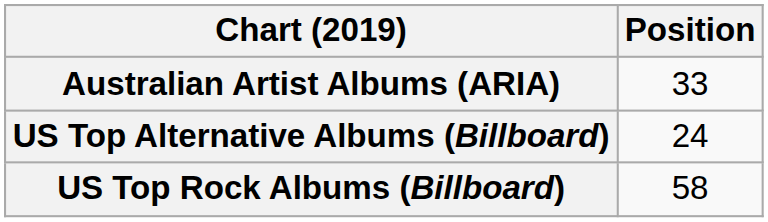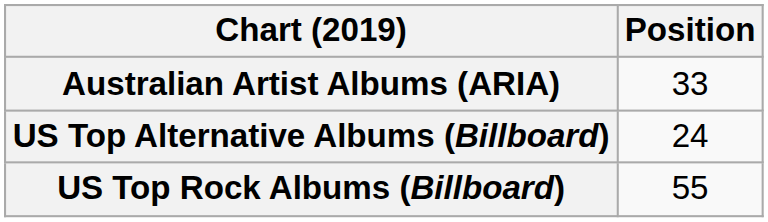(690, 188) 58 -> (690, 188) 55
